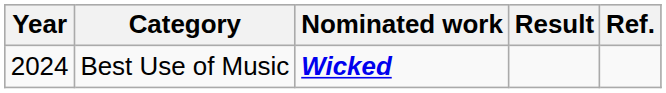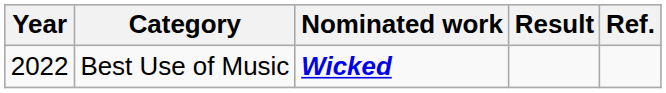(40, 66) 2024 -> (40, 66) 2022
